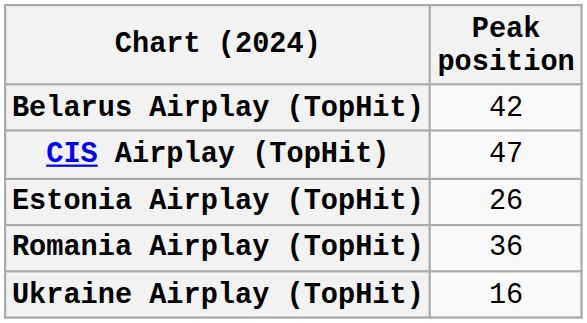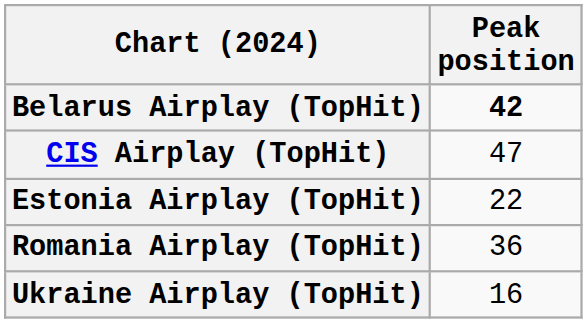(506, 108) normal -> (506, 108) bold
(506, 201) 26 -> (506, 201) 22
